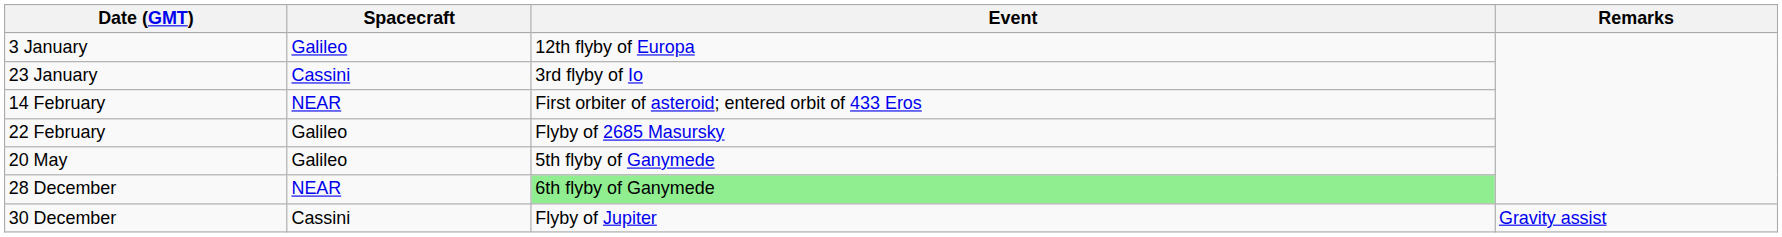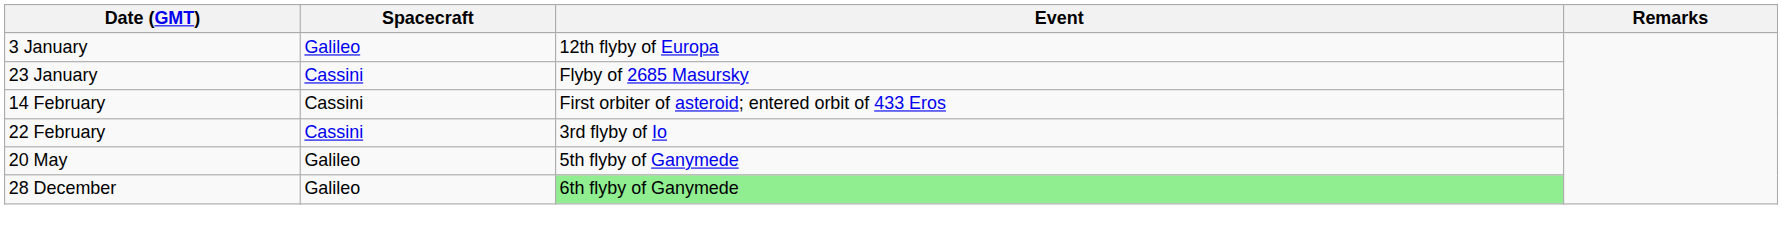(589, 75) 3rd flyby of Io -> (654, 75) Flyby of 2685 Masursky
(316, 103) NEAR -> (334, 103) Cassini
(319, 132) Galileo -> (334, 132) Cassini
(630, 132) Flyby of 2685 Masursky -> (613, 132) 3rd flyby of Io
(316, 189) NEAR -> (332, 189) Galileo
- row: (62, 217)
